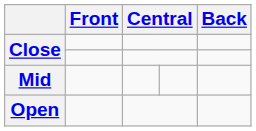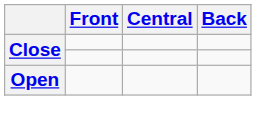- row: (35, 79)
